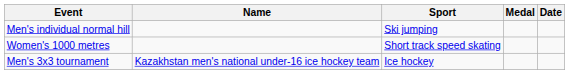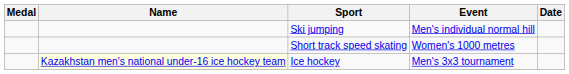columns swapped: (520, 13) <-> (68, 13)
(257, 62) no background -> (163, 62) lightyellow background
